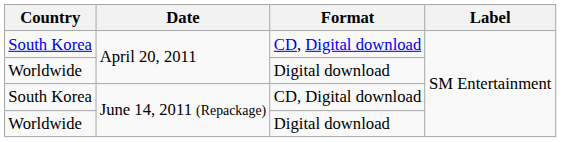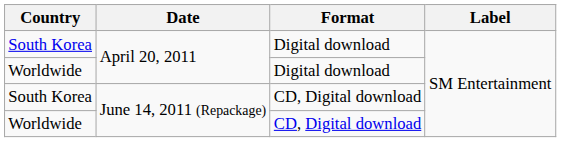(348, 44) CD, Digital download -> (332, 44) Digital download
(332, 123) Digital download -> (348, 123) CD, Digital download
